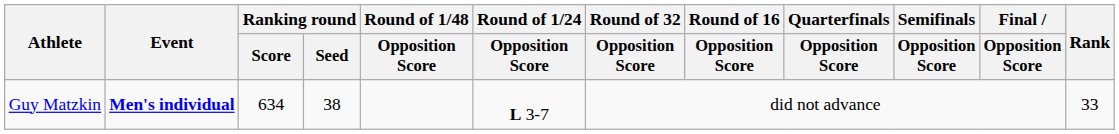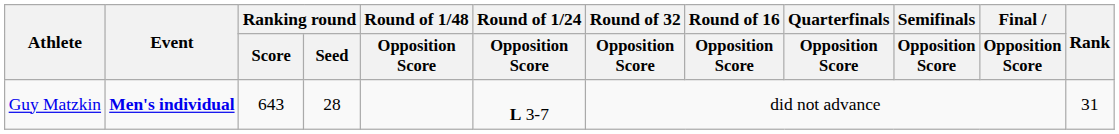(271, 104) 634 -> (271, 104) 643
(332, 104) 38 -> (332, 104) 28
(1090, 104) 33 -> (1090, 104) 31
